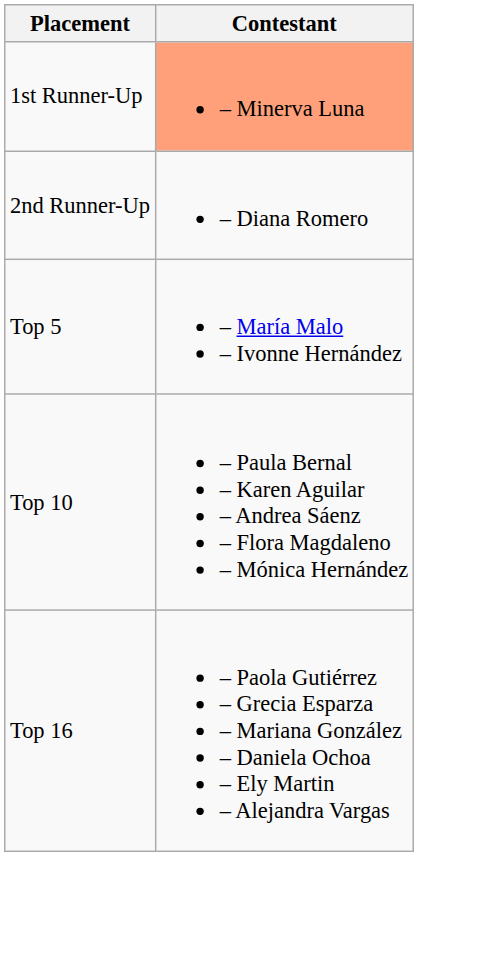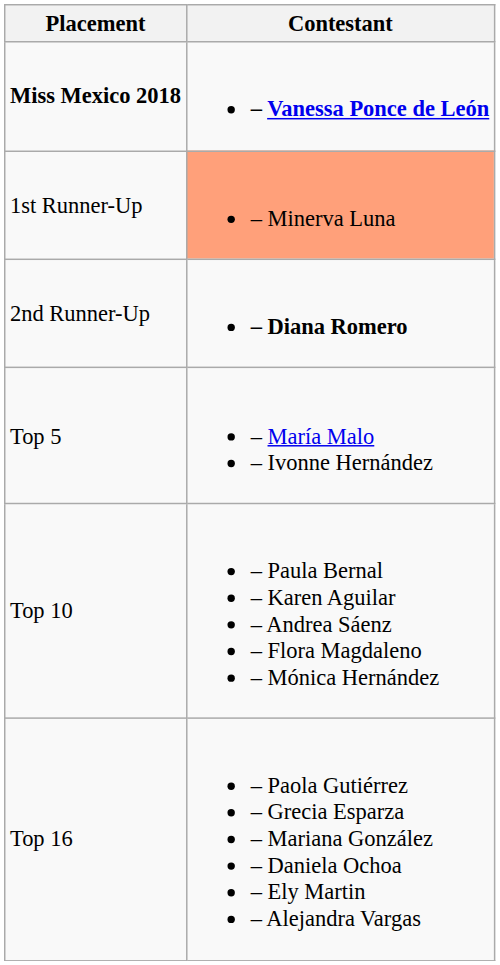+ row: (95, 96)
(284, 218) normal -> (340, 327) bold
